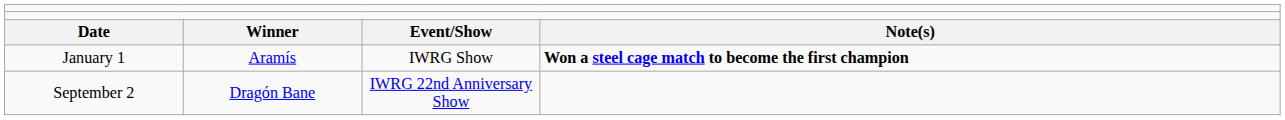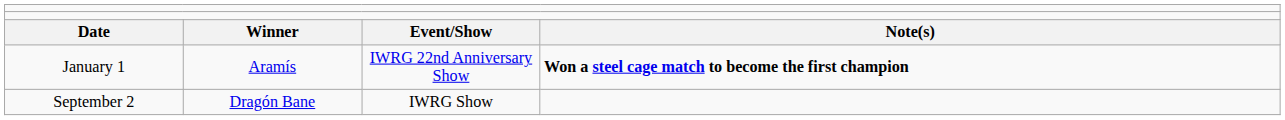(451, 57) IWRG Show -> (451, 66) IWRG 22nd Anniversary Show
(451, 92) IWRG 22nd Anniversary Show -> (451, 101) IWRG Show
